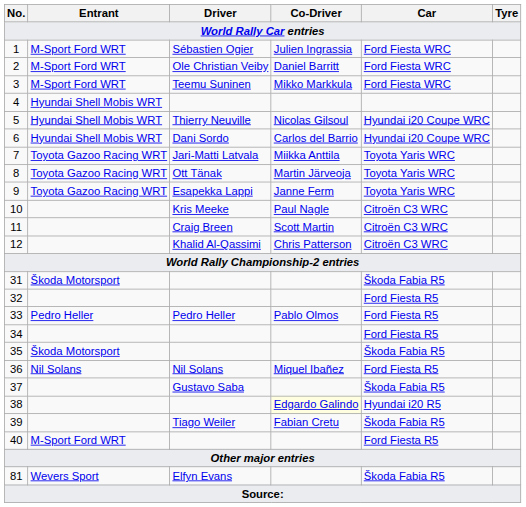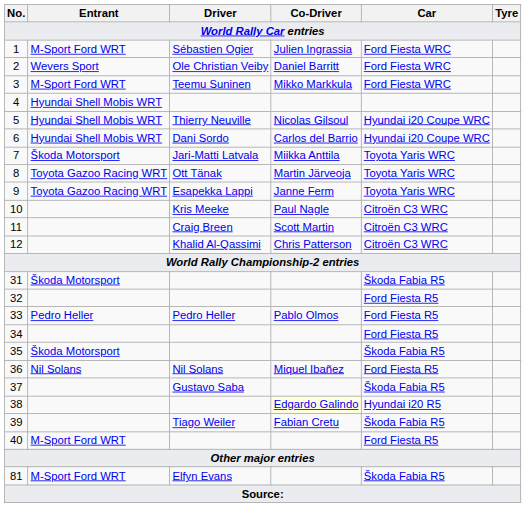(78, 66) M-Sport Ford WRT -> (65, 66) Wevers Sport
(99, 155) Toyota Gazoo Racing WRT -> (75, 155) Škoda Motorsport
(65, 476) Wevers Sport -> (78, 476) M-Sport Ford WRT
